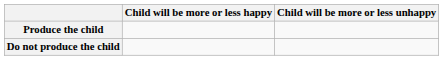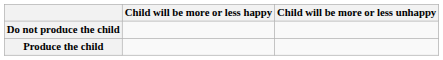rows swapped: (63, 30) <-> (63, 47)
